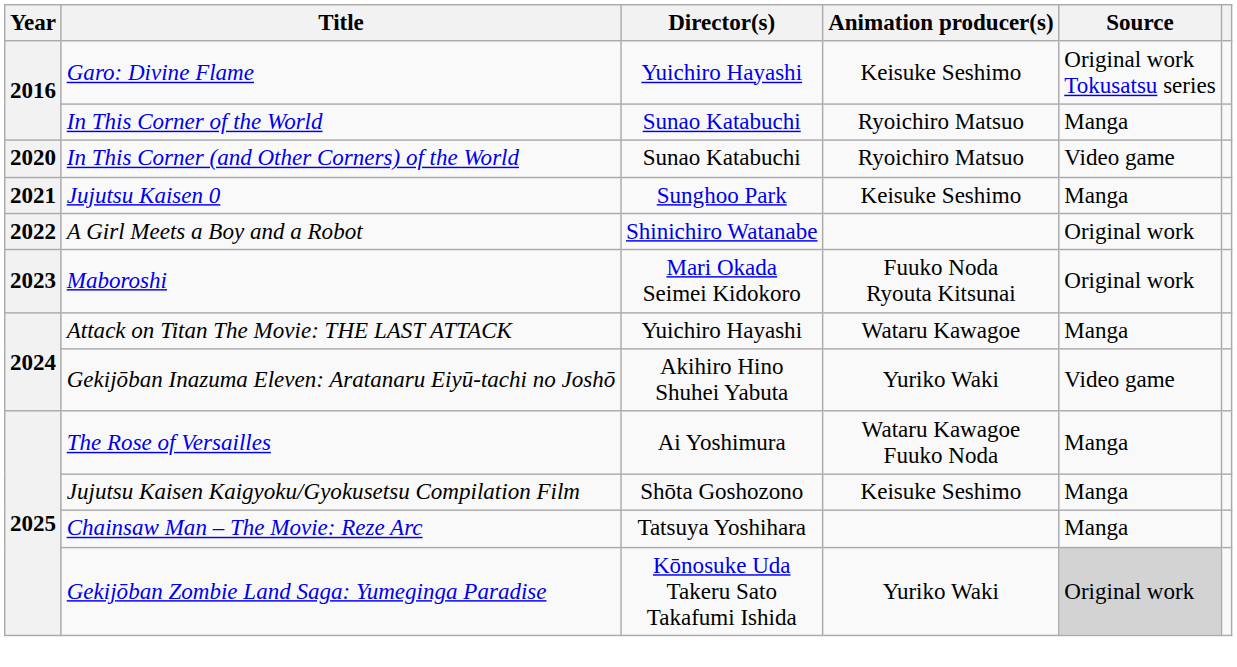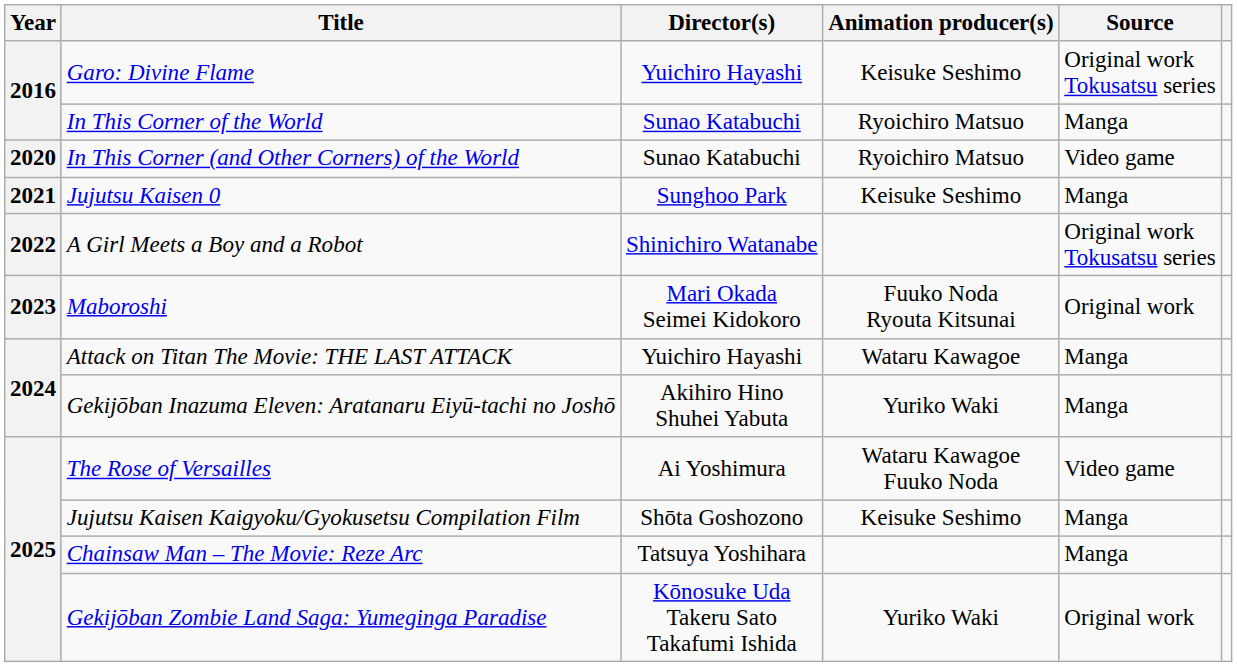(1129, 231) Original work -> (1140, 244) Original work Tokusatsu series
(1120, 379) Video game -> (1096, 405) Manga
(1096, 442) Manga -> (1120, 468) Video game
(1129, 590) lightgrey background -> (1129, 616) no background
